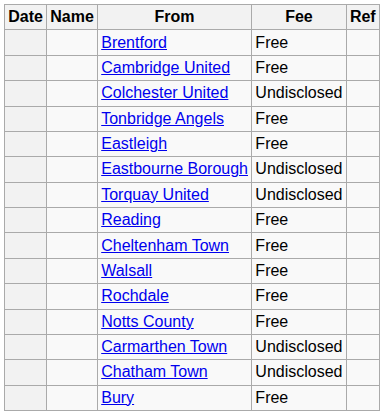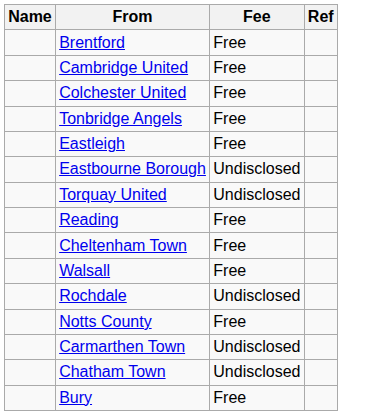- column: (26, 17)
(299, 93) Undisclosed -> (230, 93) Free
(272, 296) Free -> (257, 296) Undisclosed
